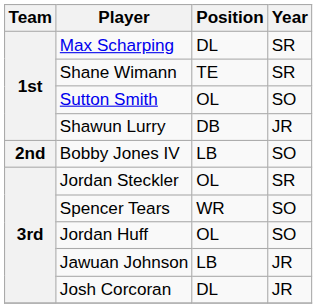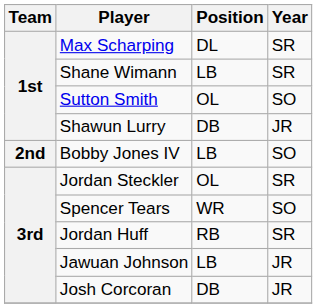(207, 72) TE -> (207, 72) LB
(208, 235) OL -> (208, 235) RB
(284, 235) SO -> (284, 235) SR
(207, 289) DL -> (208, 289) DB
